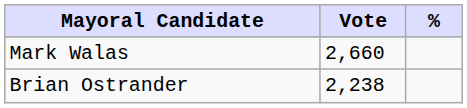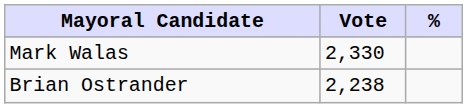(355, 53) 2,660 -> (355, 53) 2,330
